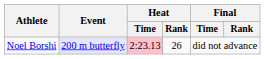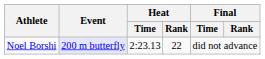(145, 46) pink background -> (145, 46) no background
(177, 46) 26 -> (177, 46) 22
